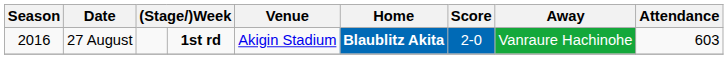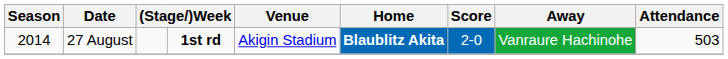(34, 40) 2016 -> (34, 40) 2014
(707, 40) 603 -> (707, 40) 503
